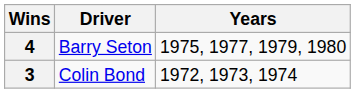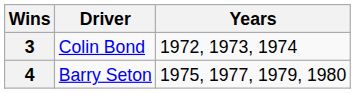rows swapped: (30, 47) <-> (30, 75)
